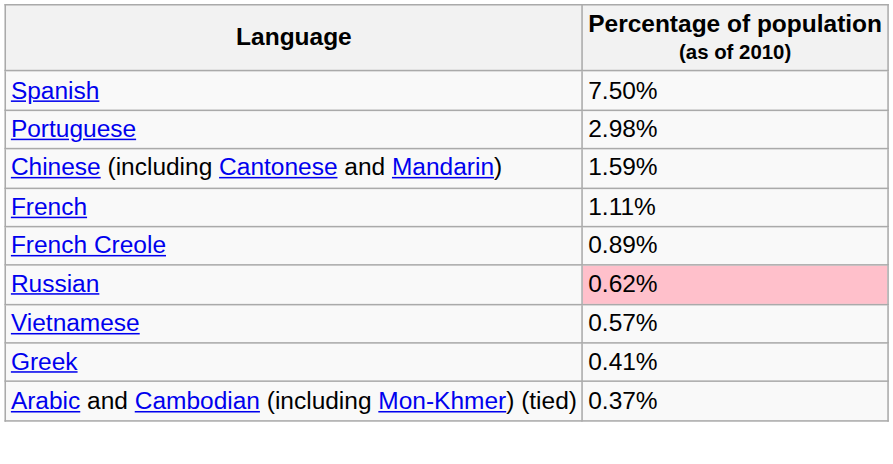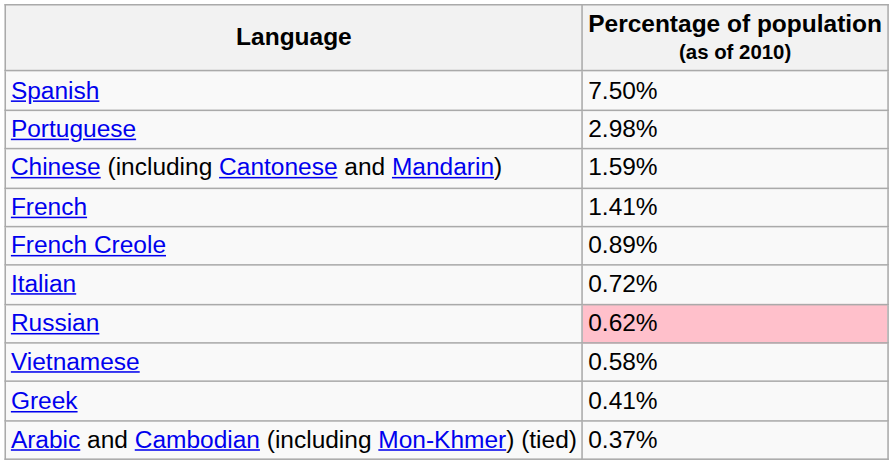(622, 206) 1.11% -> (623, 206) 1.41%
+ row: (44, 284)
(623, 323) 0.57% -> (623, 362) 0.58%
